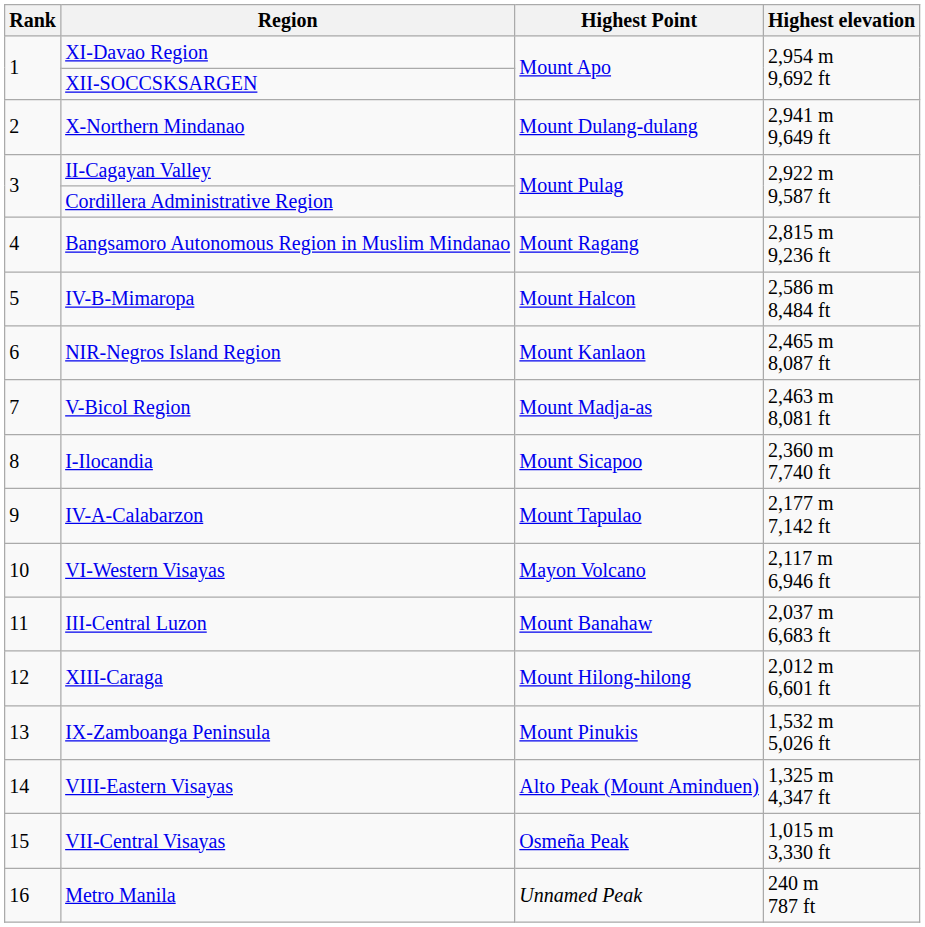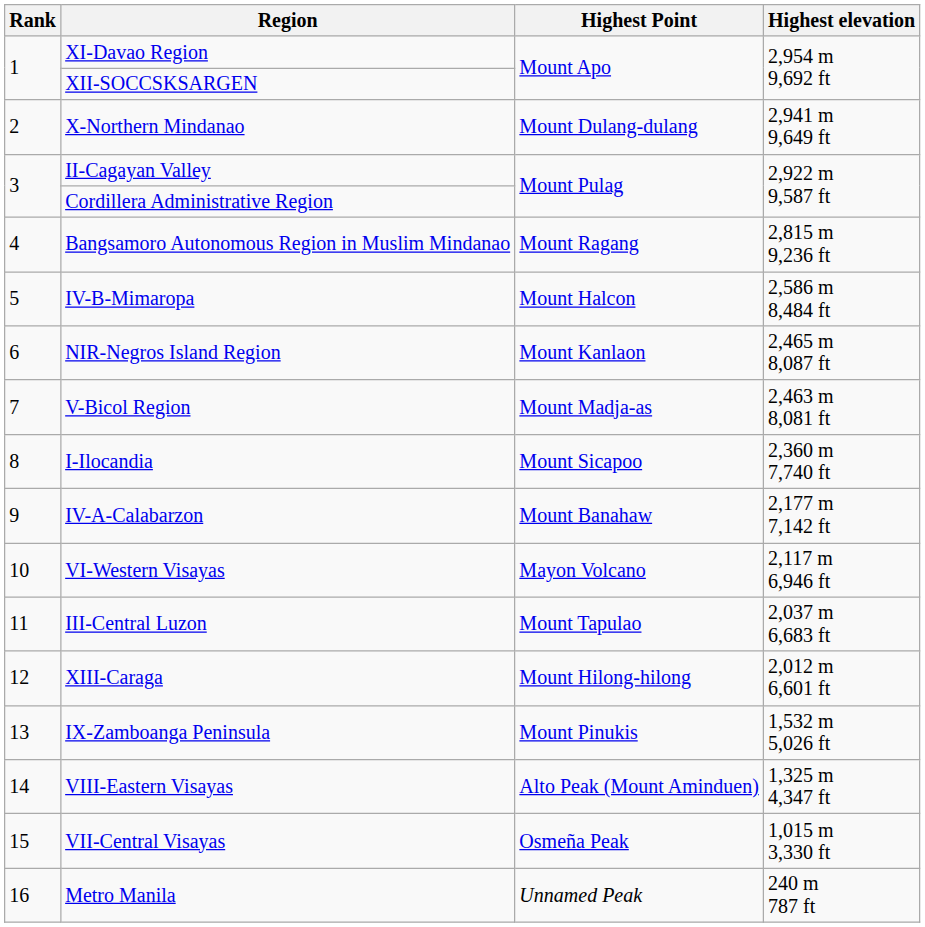(580, 515) Mount Tapulao -> (586, 515) Mount Banahaw
(586, 623) Mount Banahaw -> (580, 623) Mount Tapulao
